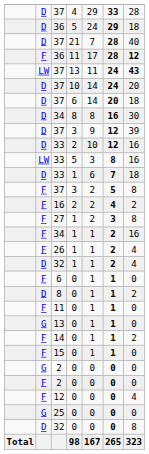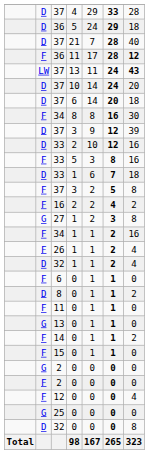(44, 116) D -> (44, 116) F
(44, 160) LW -> (44, 160) F
(44, 219) F -> (44, 219) G
